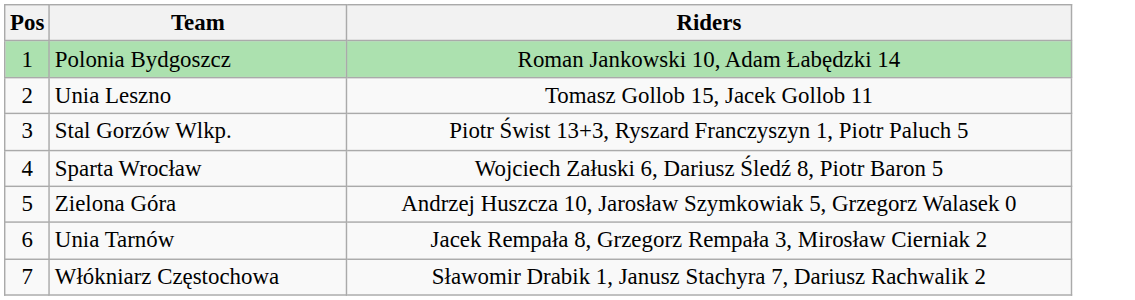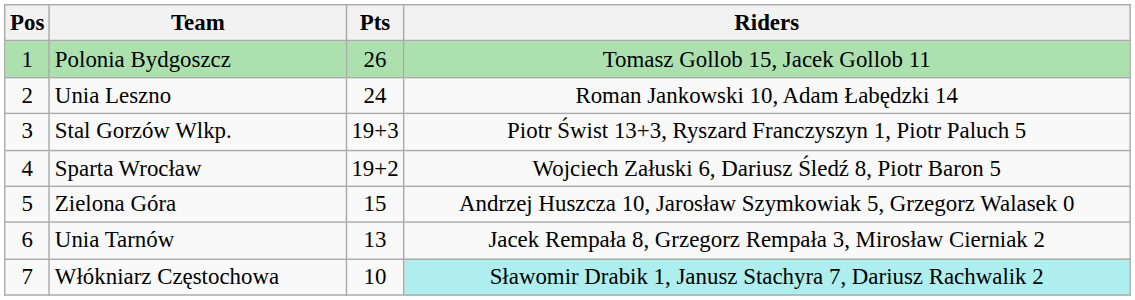+ column: (375, 22)
(709, 58) Roman Jankowski 10, Adam Łabędzki 14 -> (767, 58) Tomasz Gollob 15, Jacek Gollob 11
(709, 95) Tomasz Gollob 15, Jacek Gollob 11 -> (767, 95) Roman Jankowski 10, Adam Łabędzki 14
(709, 276) no background -> (767, 276) paleturquoise background
